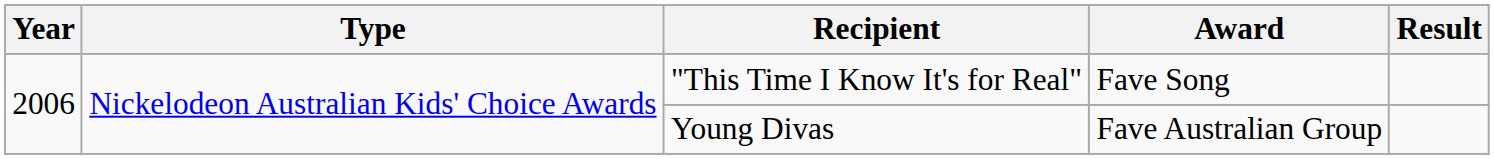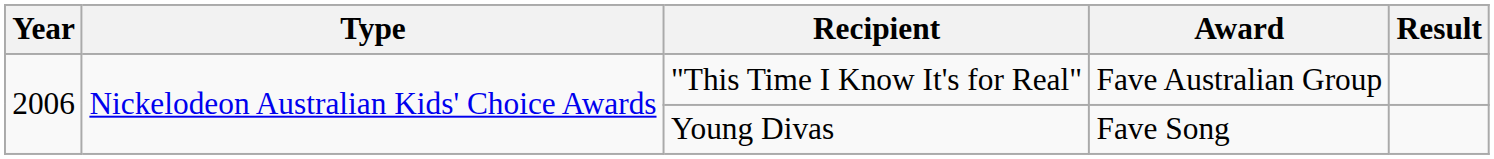(1163, 79) Fave Song -> (1239, 79) Fave Australian Group
(1239, 128) Fave Australian Group -> (1163, 128) Fave Song
